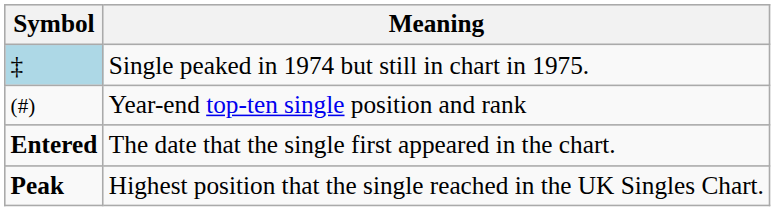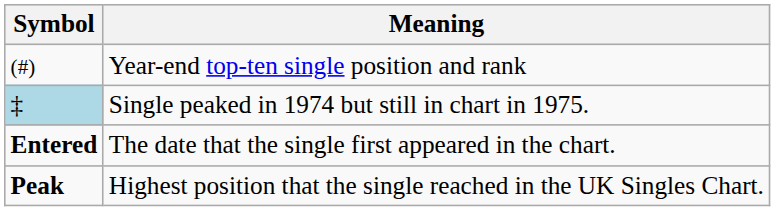rows swapped: (17, 64) <-> (23, 106)
